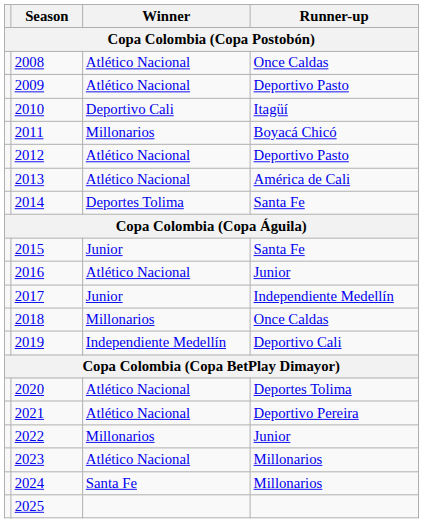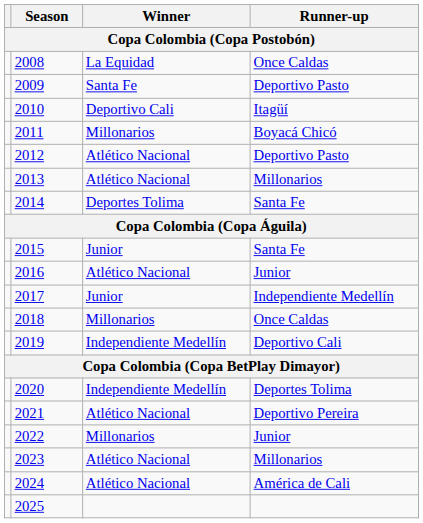(138, 62) Atlético Nacional -> (120, 62) La Equidad
(138, 86) Atlético Nacional -> (111, 86) Santa Fe
(302, 179) América de Cali -> (288, 179) Millonarios
(138, 389) Atlético Nacional -> (156, 389) Independiente Medellín
(111, 483) Santa Fe -> (138, 483) Atlético Nacional
(288, 483) Millonarios -> (302, 483) América de Cali
